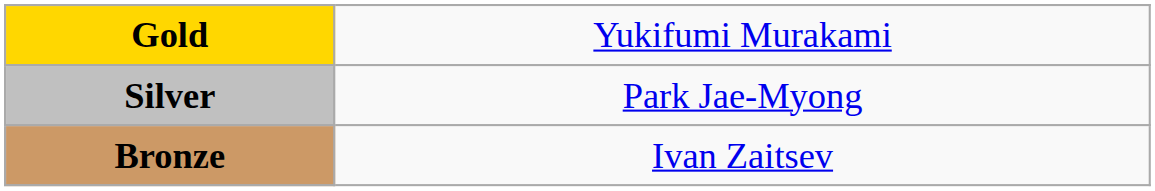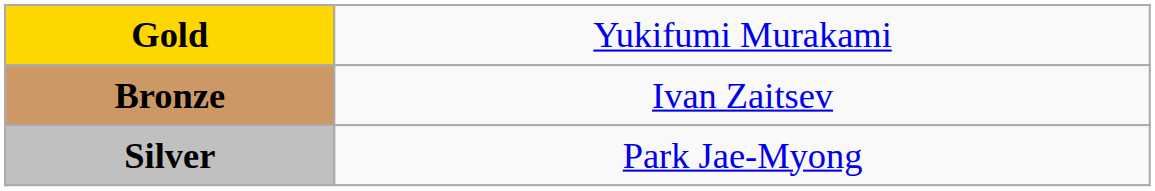rows swapped: (170, 94) <-> (170, 154)
